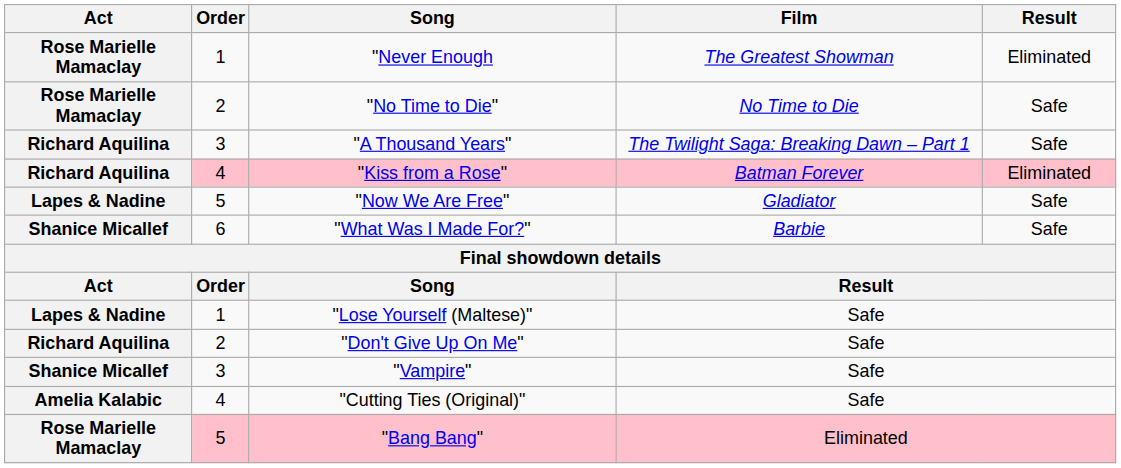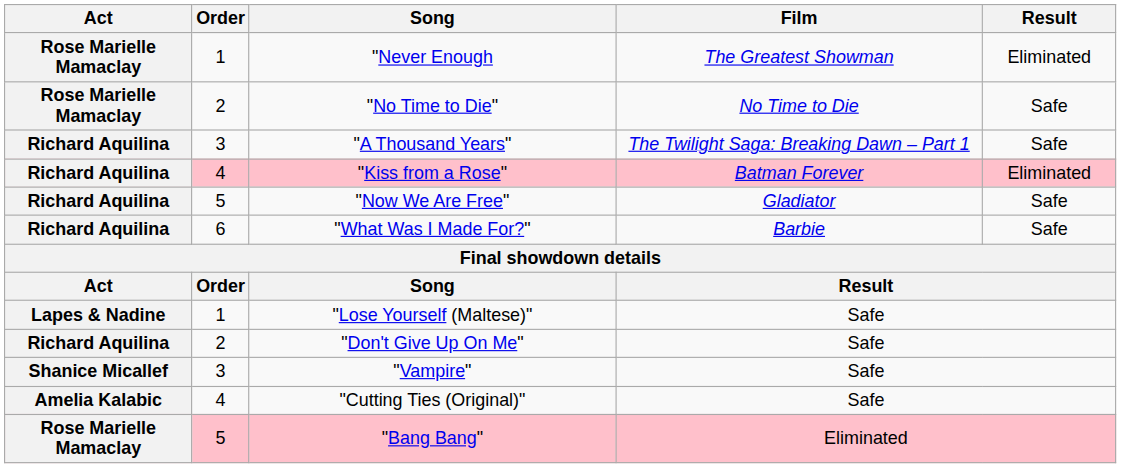(98, 201) Lapes & Nadine -> (98, 201) Richard Aquilina
(98, 229) Shanice Micallef -> (98, 229) Richard Aquilina
